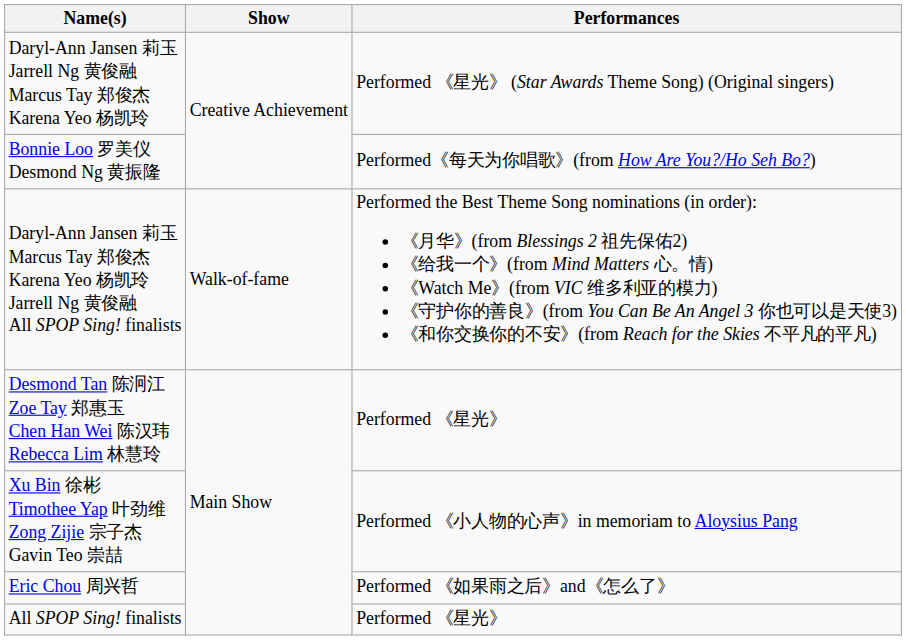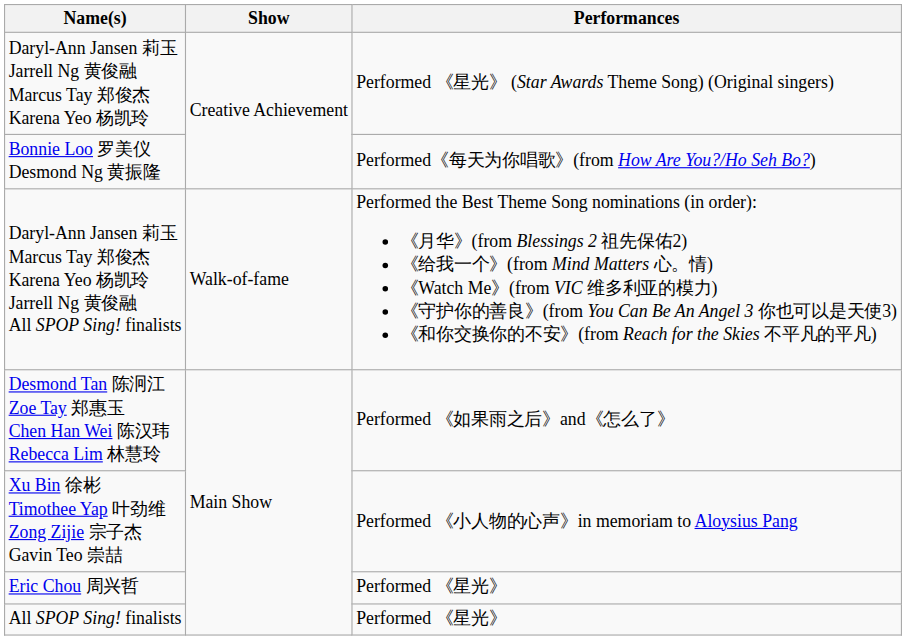(431, 419) Performed 《星光》 -> (515, 419) Performed 《如果雨之后》and《怎么了》
(515, 587) Performed 《如果雨之后》and《怎么了》 -> (431, 587) Performed 《星光》
